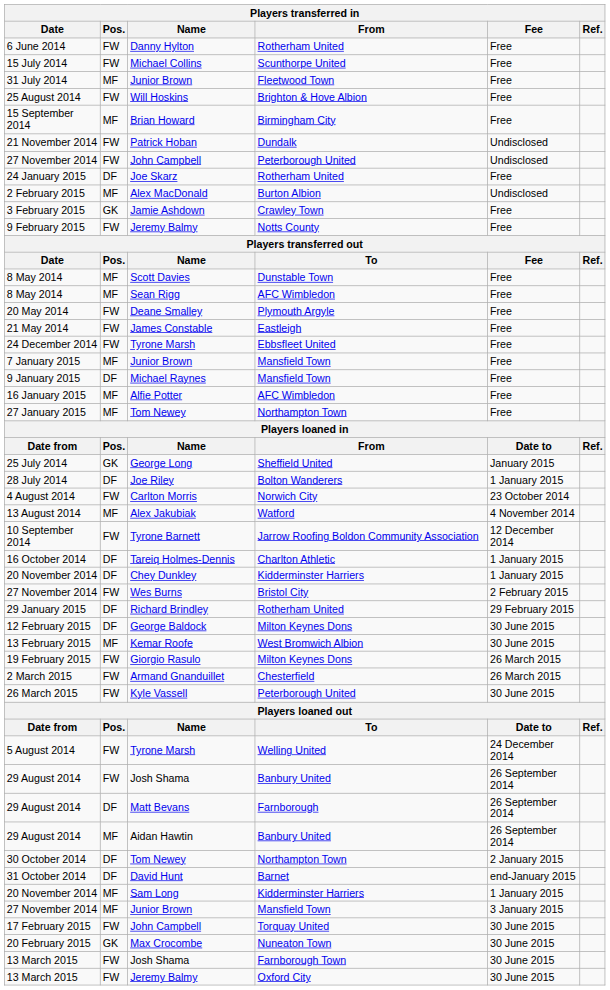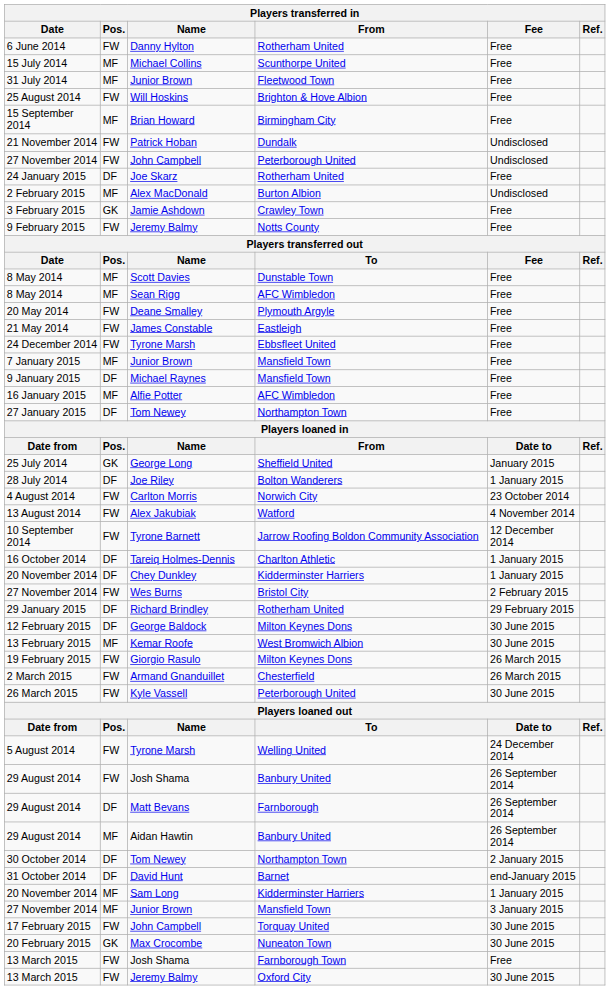(111, 63) FW -> (110, 63) MF
(110, 412) MF -> (110, 412) DF
(110, 513) MF -> (111, 513) FW
(522, 960) 30 June 2015 -> (501, 960) Free
